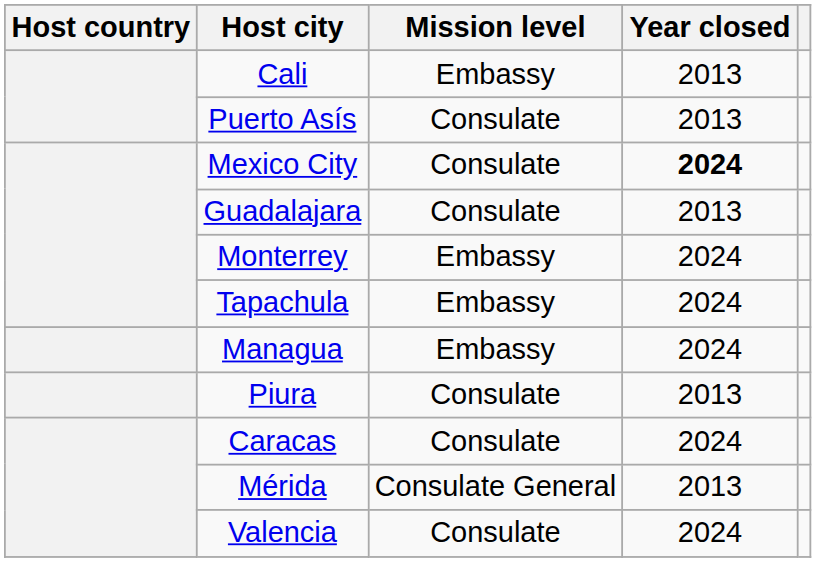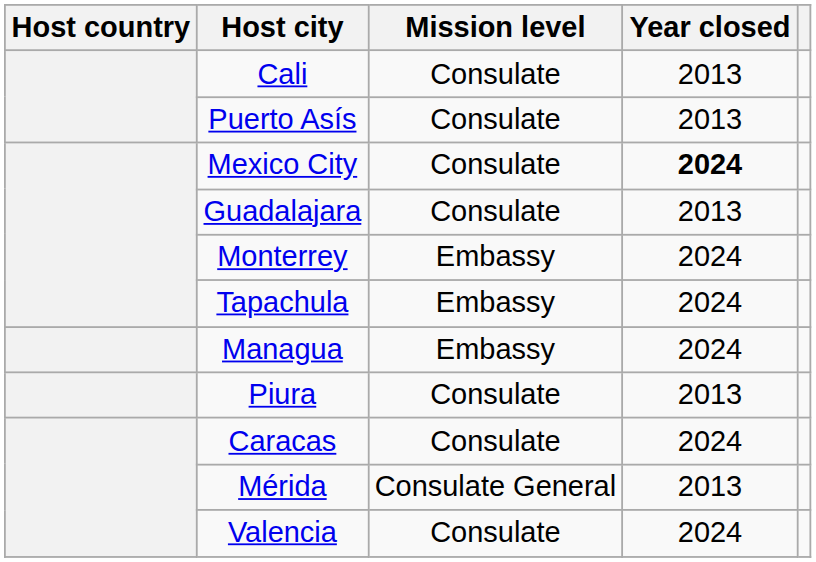(495, 73) Embassy -> (495, 73) Consulate
